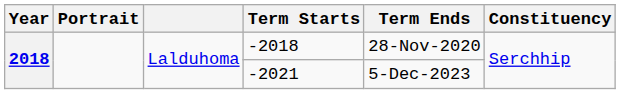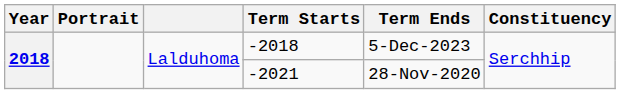(424, 46) 28-Nov-2020 -> (419, 46) 5-Dec-2023
(419, 74) 5-Dec-2023 -> (424, 74) 28-Nov-2020
